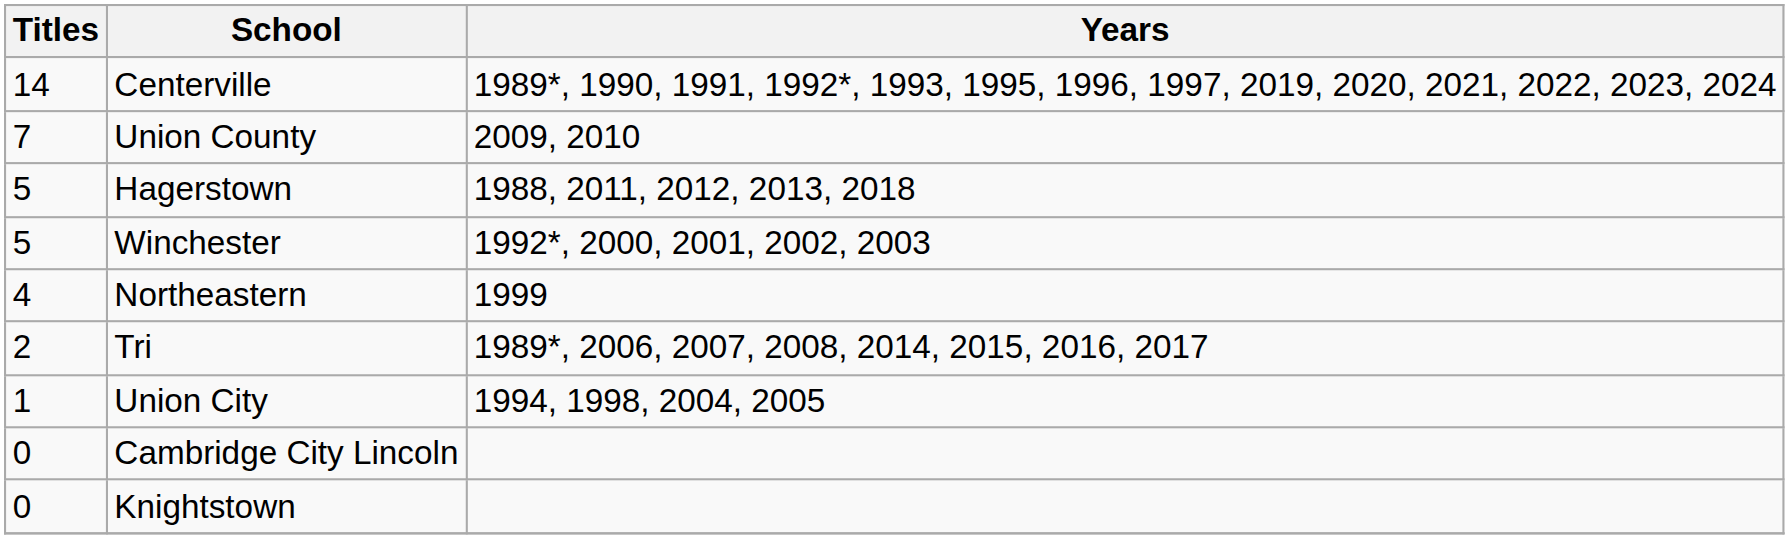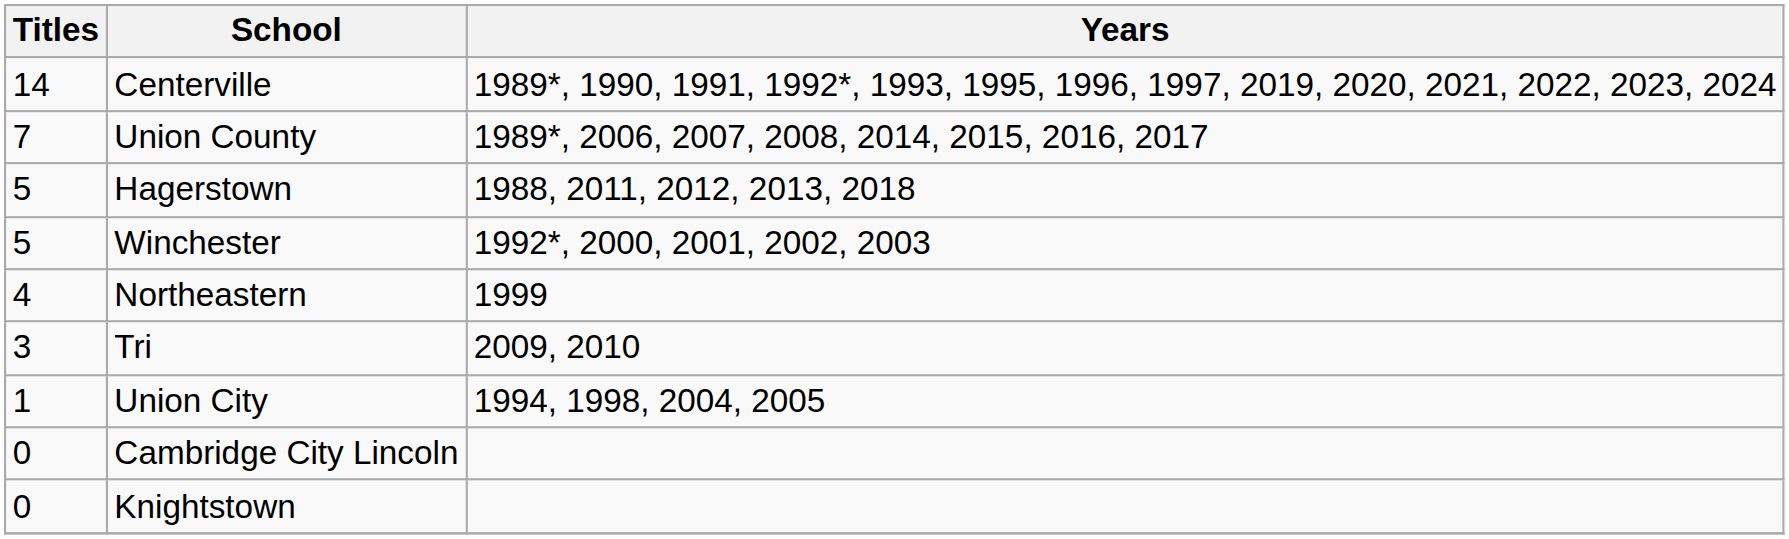(557, 136) 2009, 2010 -> (841, 136) 1989*, 2006, 2007, 2008, 2014, 2015, 2016, 2017
(22, 347) 2 -> (22, 347) 3
(841, 347) 1989*, 2006, 2007, 2008, 2014, 2015, 2016, 2017 -> (557, 347) 2009, 2010
